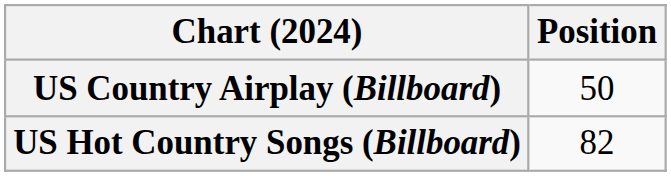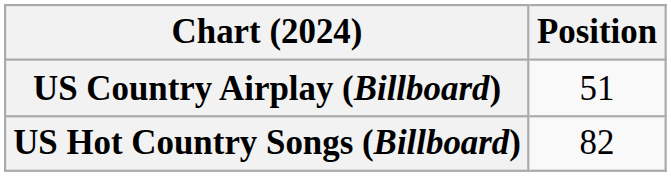(597, 87) 50 -> (597, 87) 51
